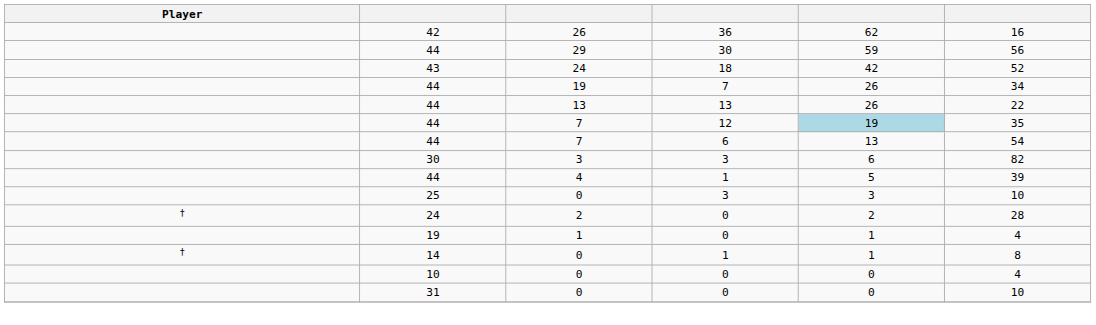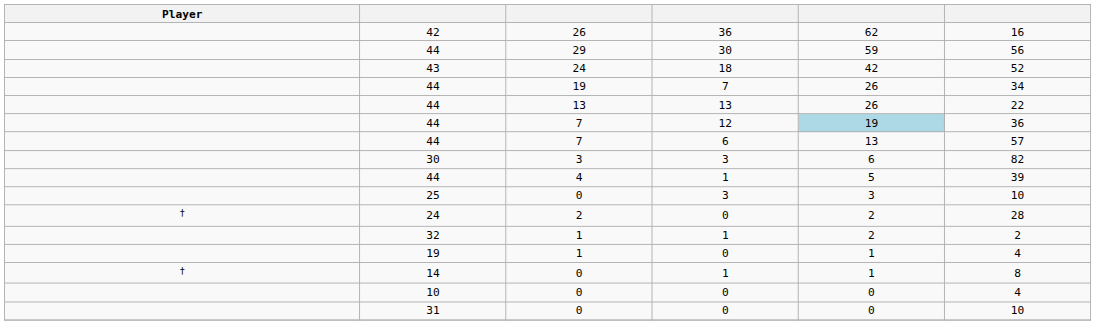(1018, 123) 35 -> (1018, 123) 36
(1018, 141) 54 -> (1018, 141) 57
+ row: (433, 235)
